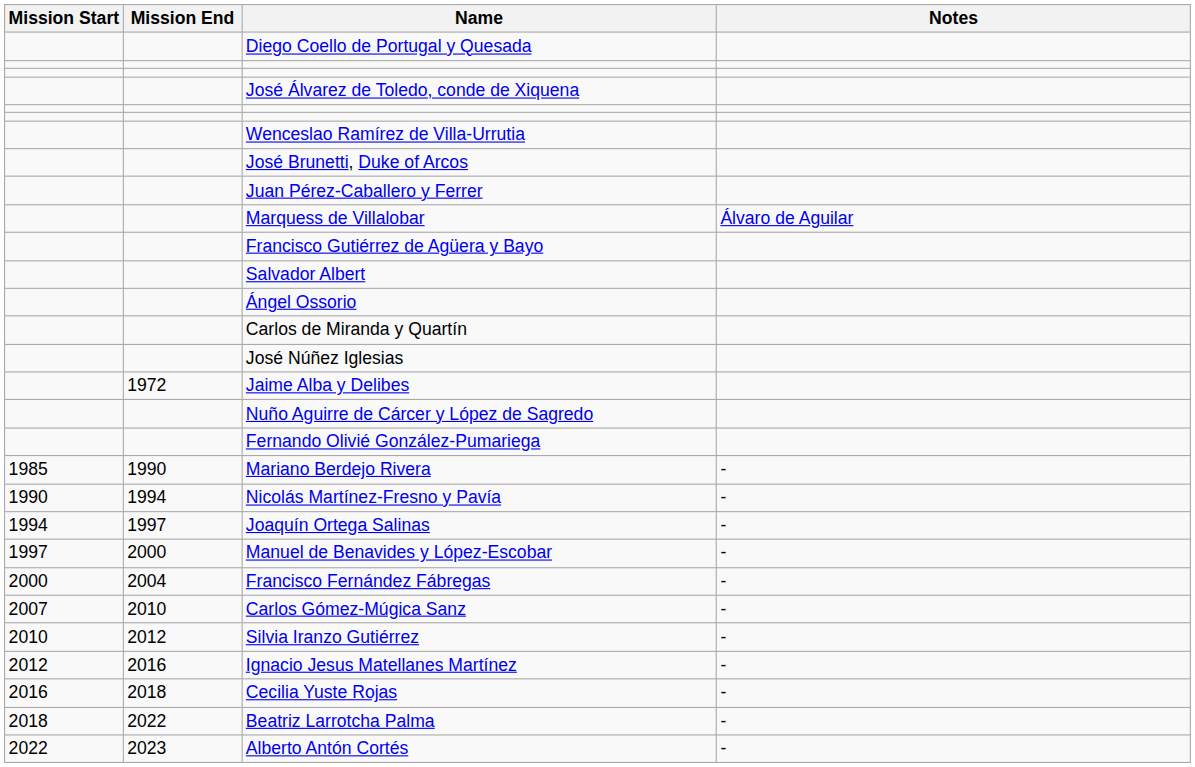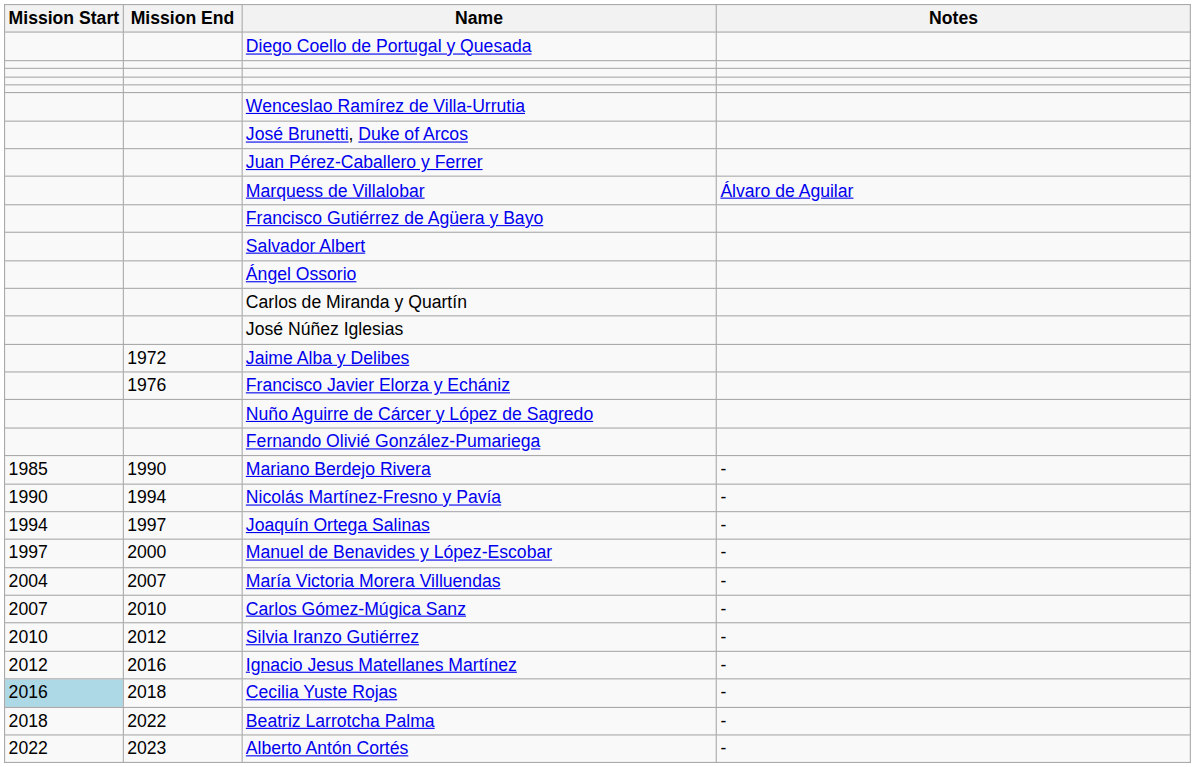- row: (182, 91)
+ row: (147, 385)
- row: (147, 581)
+ row: (147, 581)
(28, 692) no background -> (28, 692) lightblue background
